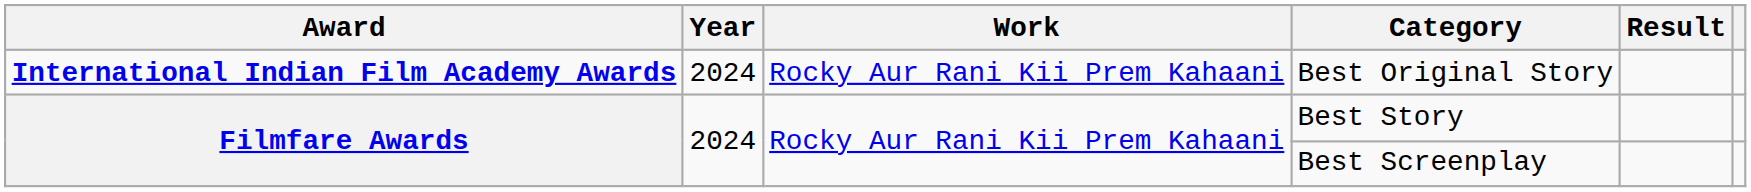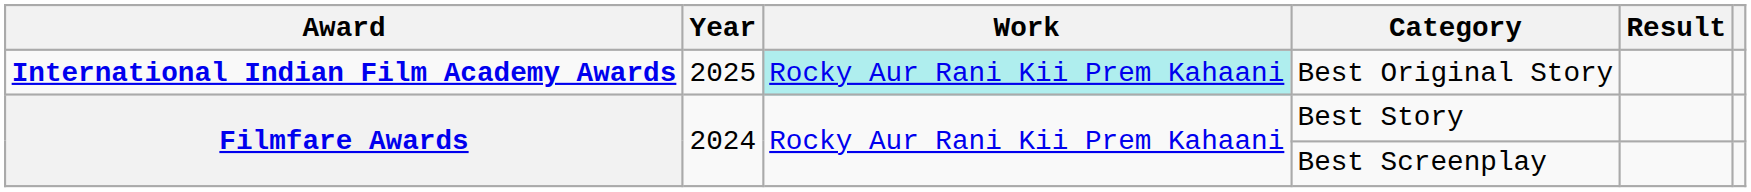(723, 73) 2024 -> (723, 73) 2025
(1027, 73) no background -> (1027, 73) paleturquoise background
